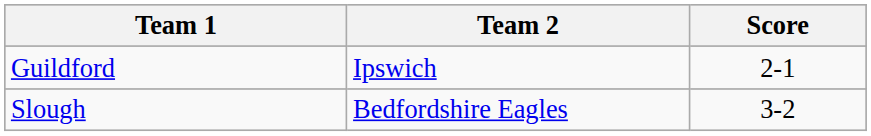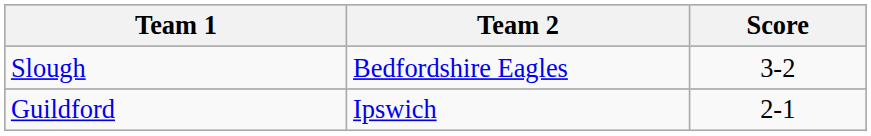rows swapped: (63, 67) <-> (48, 109)
